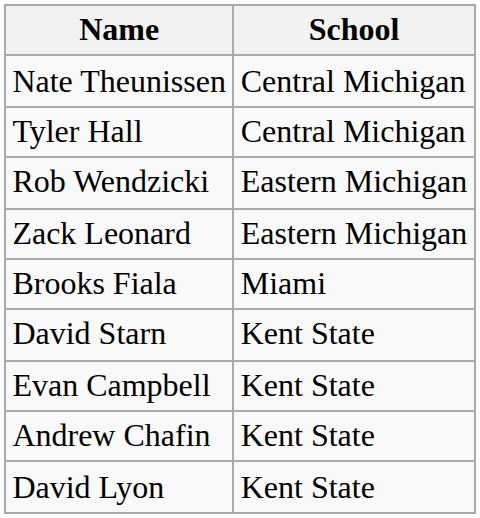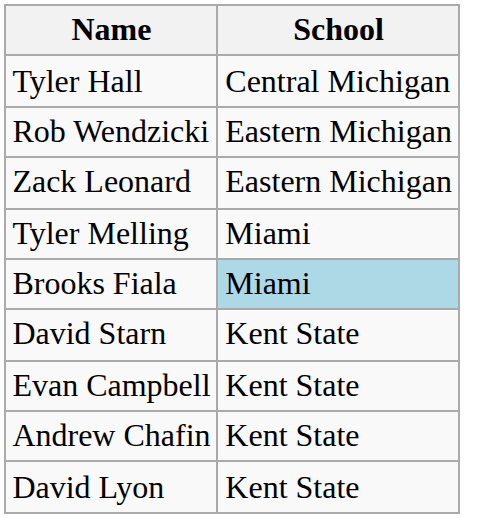- row: (119, 80)
+ row: (101, 232)
(283, 283) no background -> (268, 283) lightblue background
